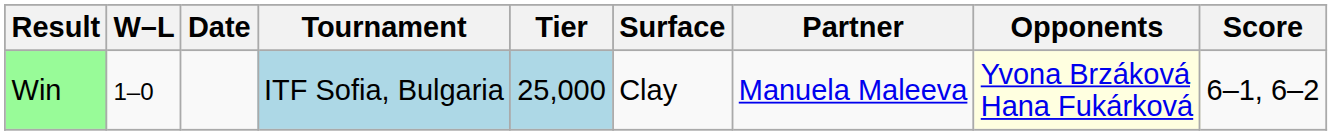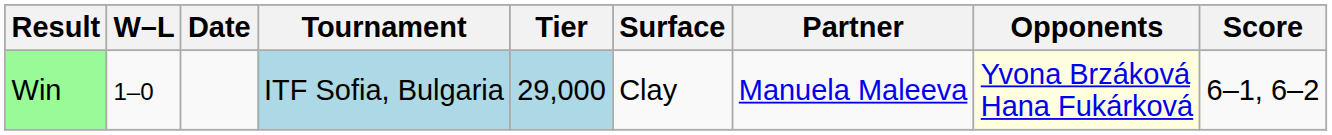(562, 89) 25,000 -> (562, 89) 29,000
